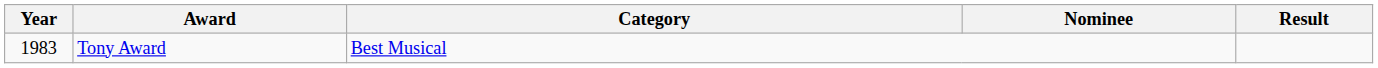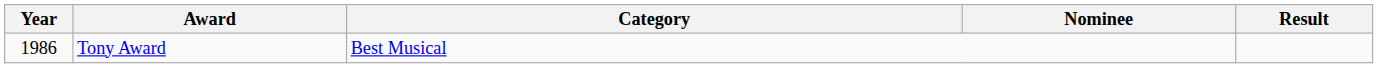(39, 47) 1983 -> (39, 47) 1986
